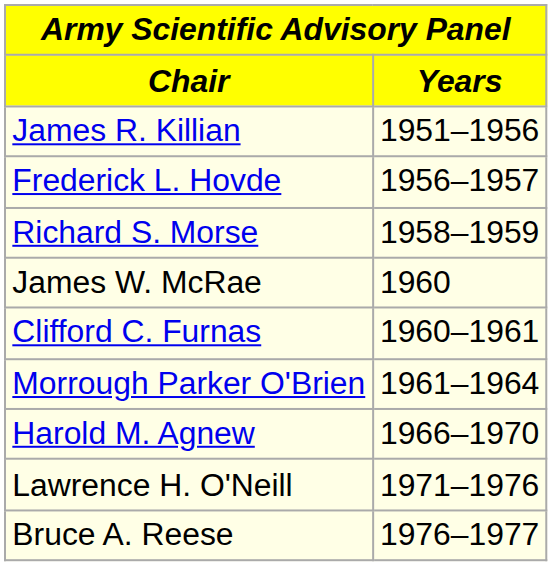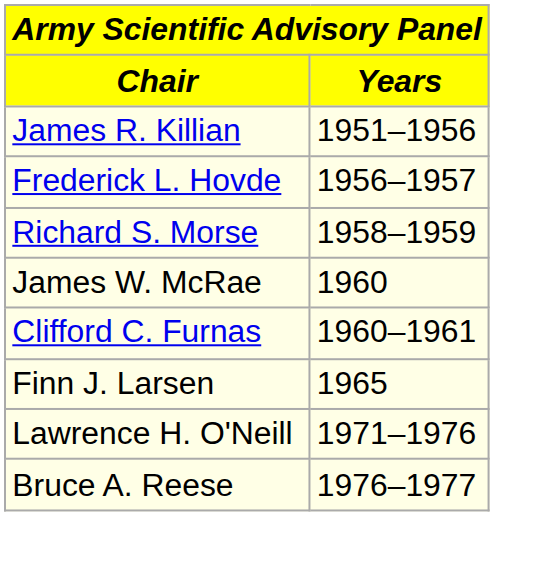- row: (189, 383)
+ row: (113, 383)
- row: (134, 433)
